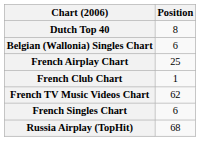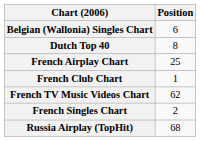rows swapped: (80, 45) <-> (80, 29)
(175, 111) 6 -> (175, 111) 2
